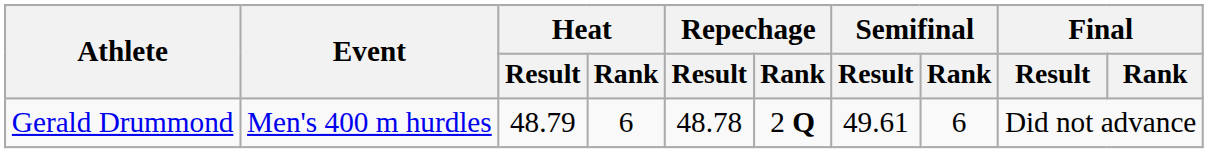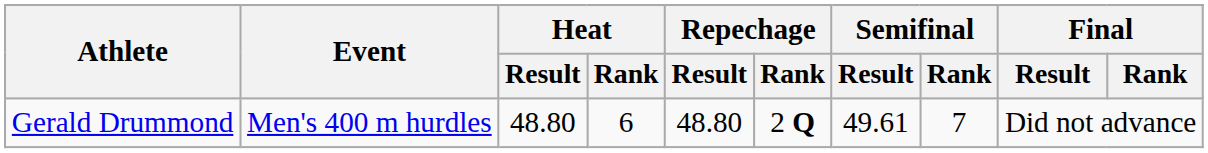(543, 122) 48.79 -> (543, 122) 48.80
(709, 122) 48.78 -> (709, 122) 48.80
(959, 122) 6 -> (959, 122) 7
